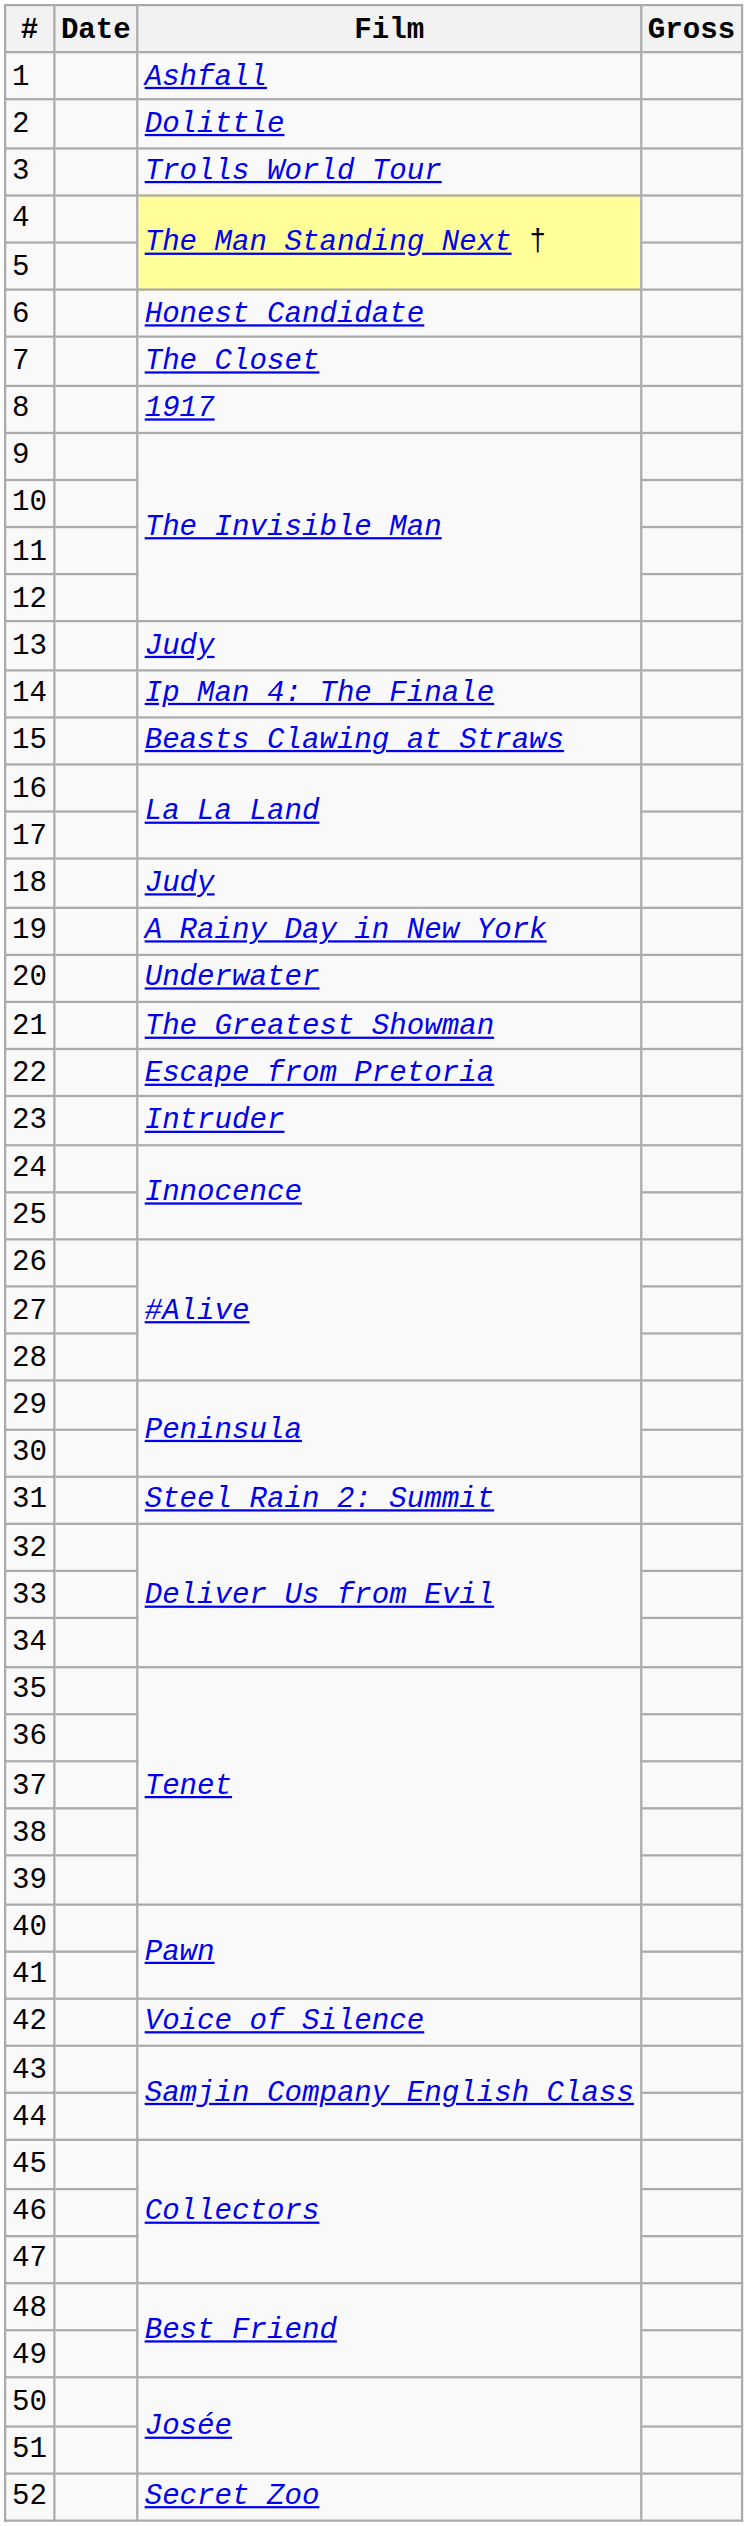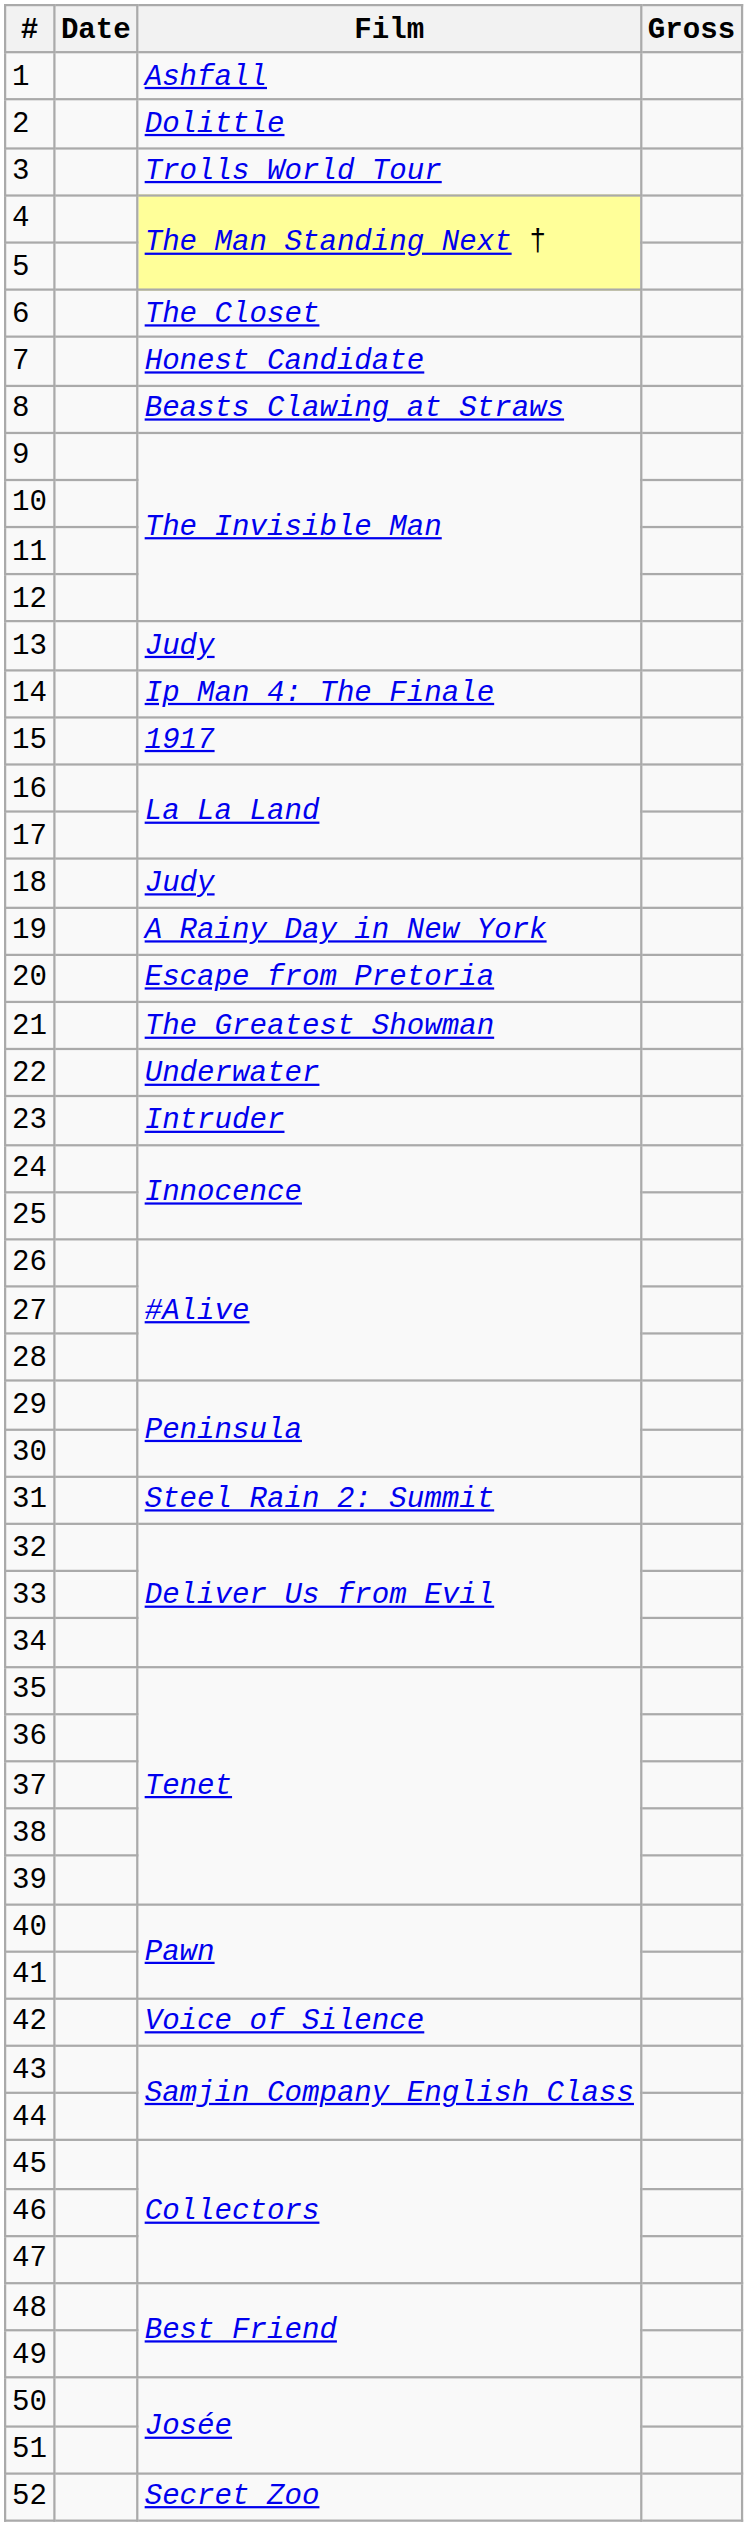(284, 314) Honest Candidate -> (232, 314) The Closet
(232, 361) The Closet -> (284, 361) Honest Candidate
(180, 409) 1917 -> (354, 409) Beasts Clawing at Straws
(354, 741) Beasts Clawing at Straws -> (180, 741) 1917
(232, 978) Underwater -> (319, 978) Escape from Pretoria
(319, 1073) Escape from Pretoria -> (232, 1073) Underwater
